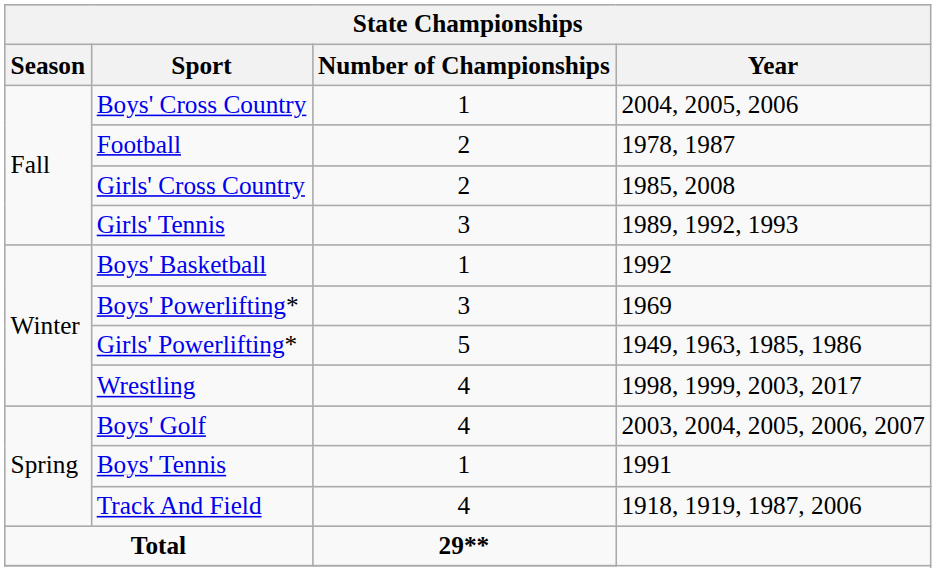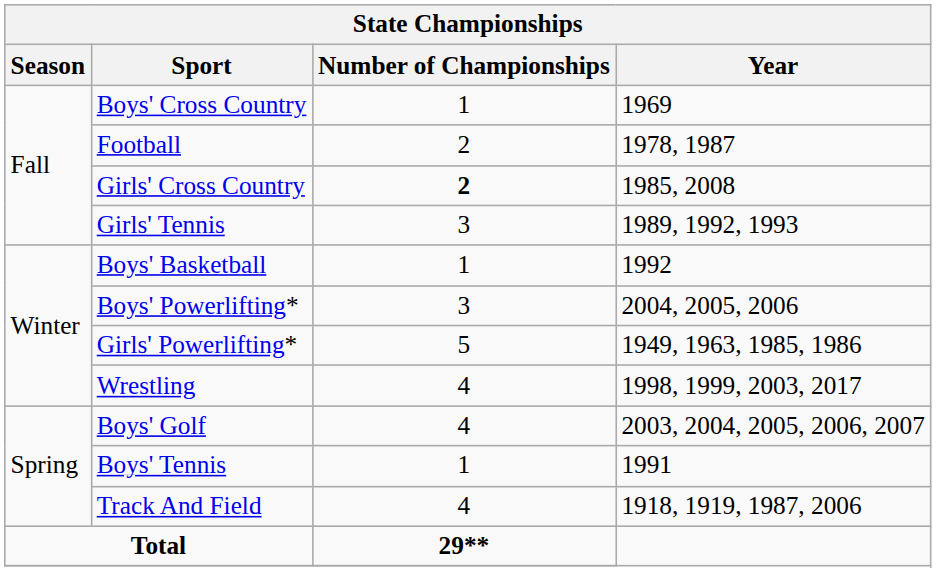(710, 104) 2004, 2005, 2006 -> (647, 104) 1969
(464, 184) normal -> (464, 184) bold
(647, 305) 1969 -> (710, 305) 2004, 2005, 2006
